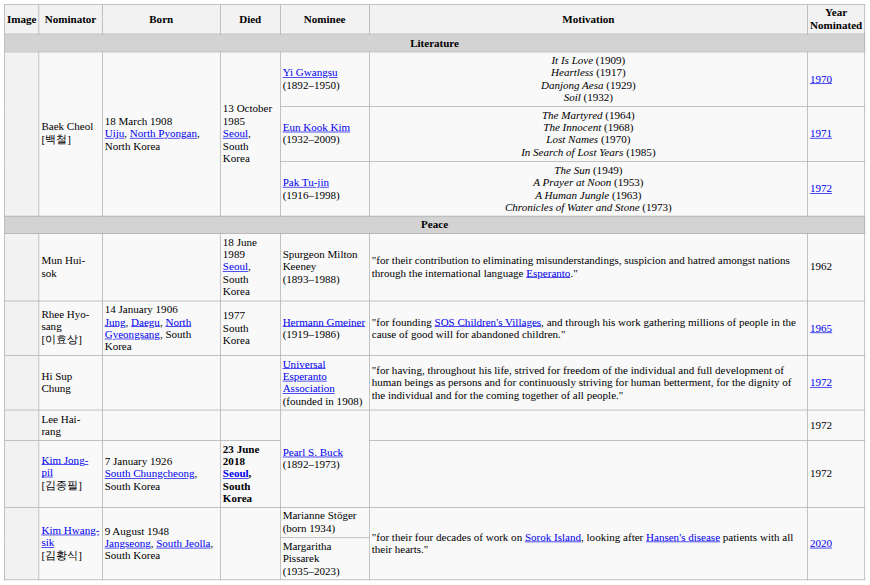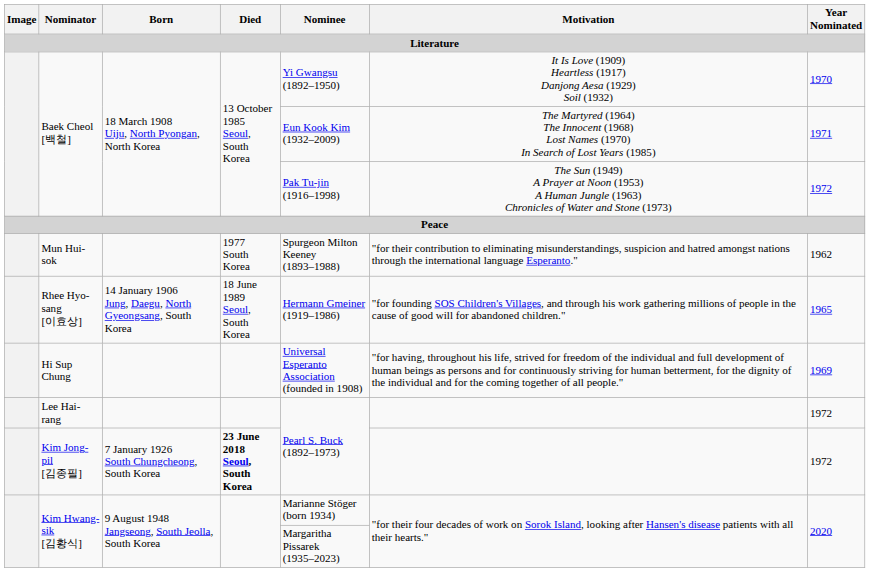(240, 267) 18 June 1989 Seoul, South Korea -> (236, 254) 1977 South Korea
(236, 328) 1977 South Korea -> (240, 309) 18 June 1989 Seoul, South Korea
(821, 383) 1972 -> (821, 370) 1969
